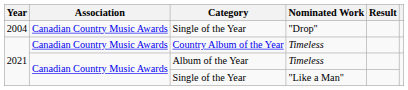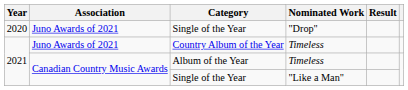(17, 28) 2004 -> (17, 28) 2020
(100, 28) Canadian Country Music Awards -> (75, 28) Juno Awards of 2021
(100, 45) Canadian Country Music Awards -> (75, 45) Juno Awards of 2021
